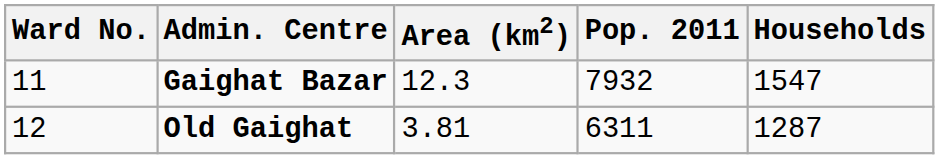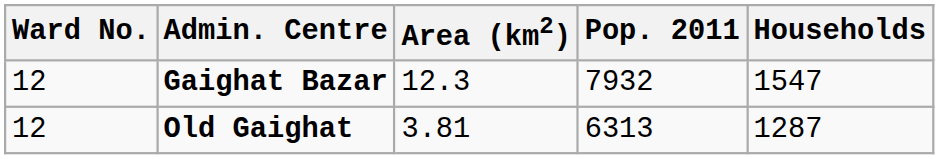(29, 83) 11 -> (29, 83) 12
(619, 130) 6311 -> (619, 130) 6313
